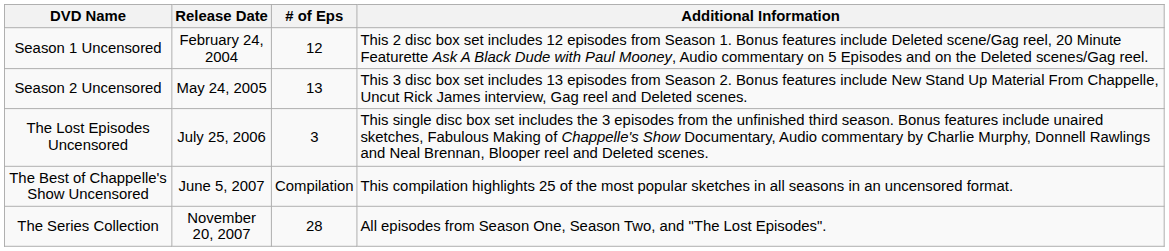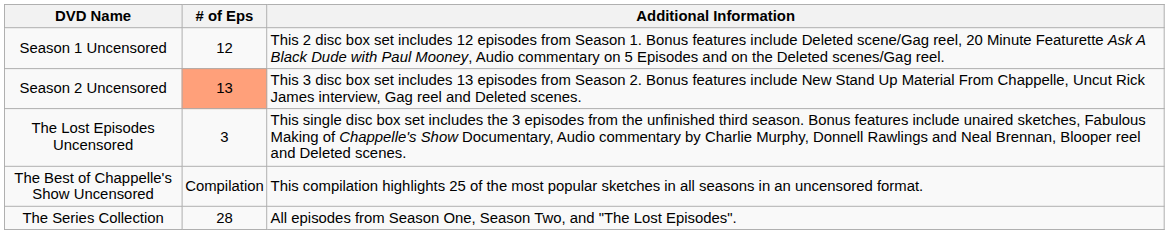- column: (222, 16)
(314, 88) no background -> (224, 88) lightsalmon background
